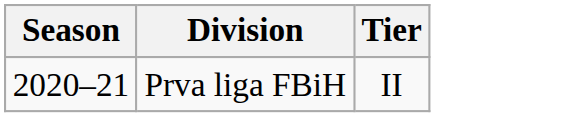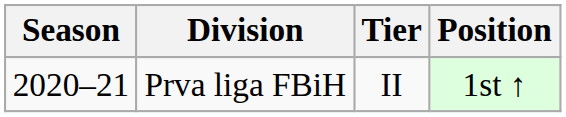+ column: (494, 30)
